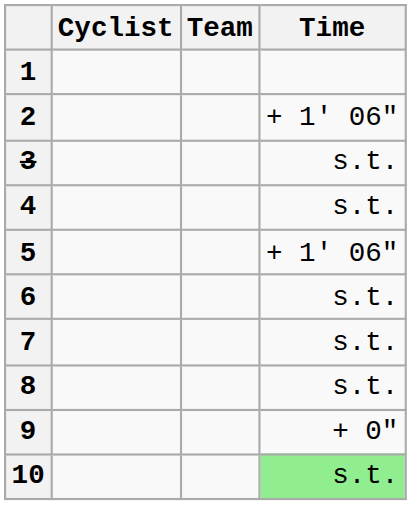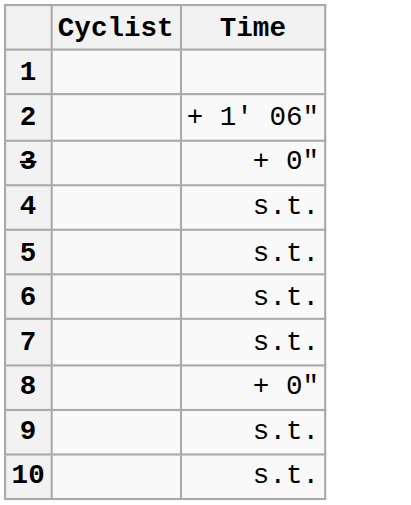- column: (220, 28)
(365, 162) s.t. -> (286, 162) + 0"
(332, 252) + 1' 06" -> (286, 252) s.t.
(365, 387) s.t. -> (286, 387) + 0"
(365, 432) + 0" -> (286, 432) s.t.
(365, 477) lightgreen background -> (286, 477) no background
